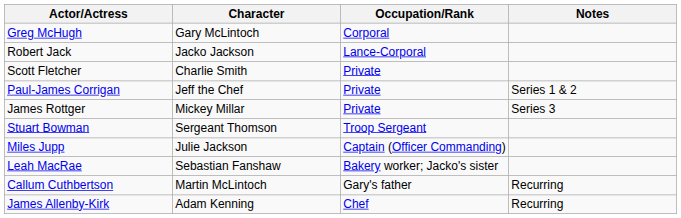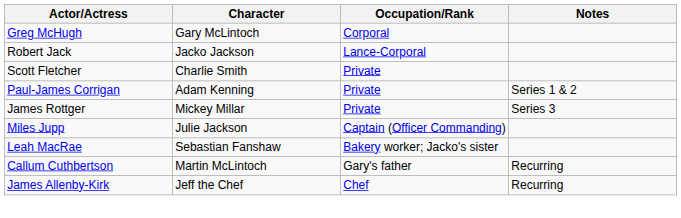(209, 90) Jeff the Chef -> (215, 90) Adam Kenning
- row: (48, 128)
(215, 204) Adam Kenning -> (209, 185) Jeff the Chef
